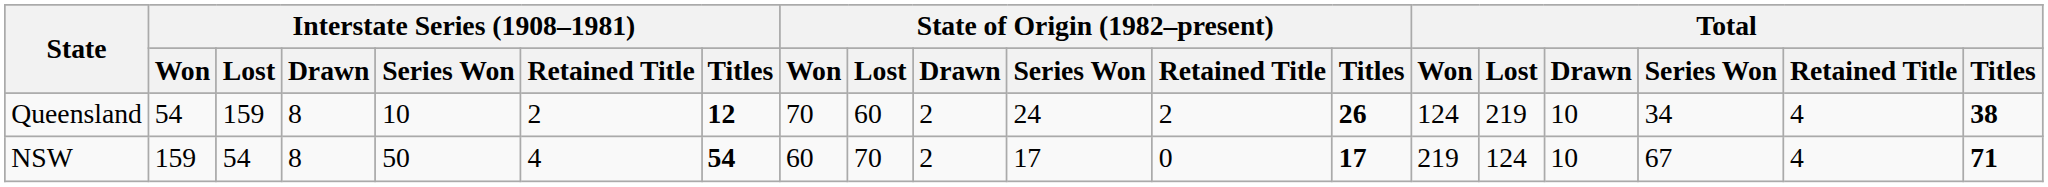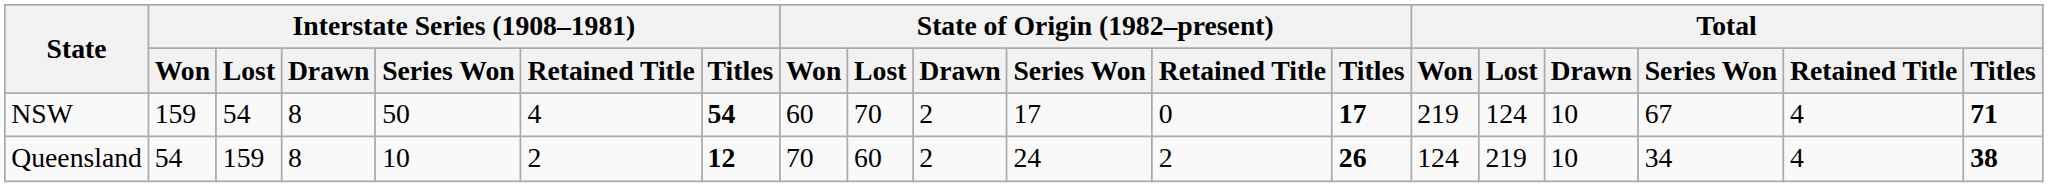rows swapped: (42, 158) <-> (77, 114)
